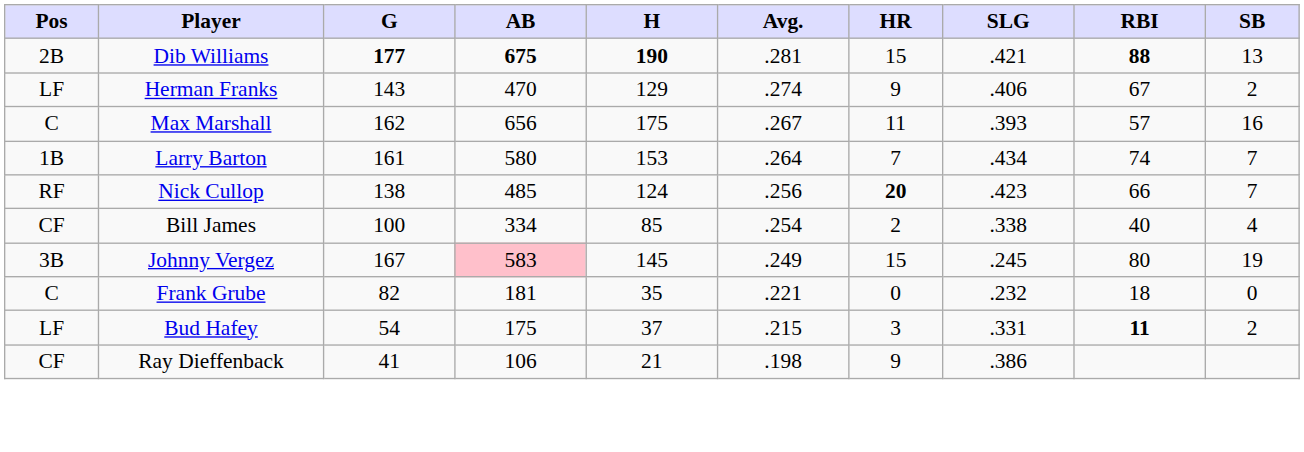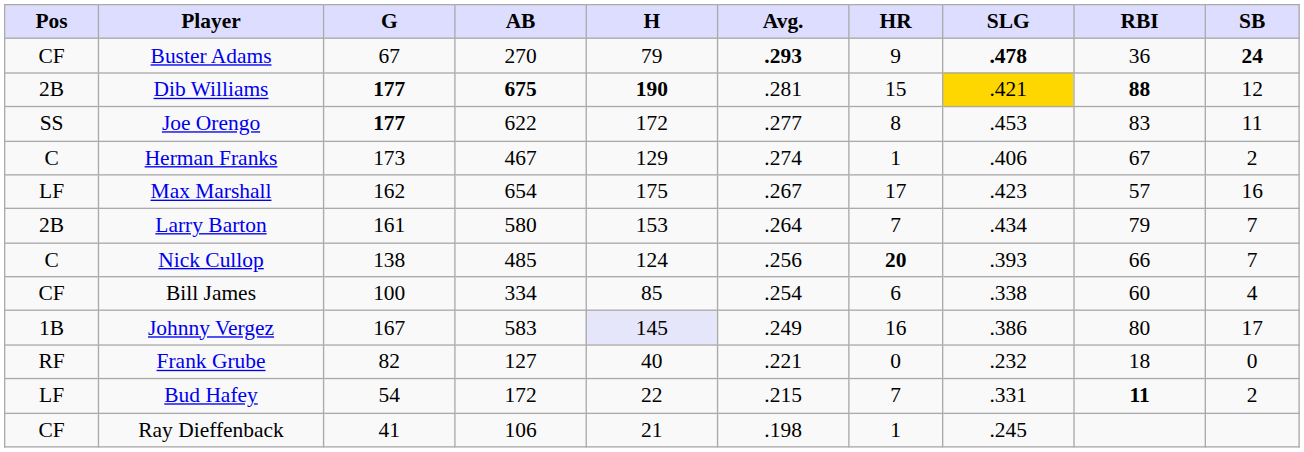+ row: (211, 55)
(1008, 55) no background -> (1008, 89) gold background
(1252, 55) 13 -> (1252, 89) 12
+ row: (211, 123)
(52, 89) LF -> (52, 157) C
(389, 89) 143 -> (389, 157) 173
(521, 89) 470 -> (521, 157) 467
(896, 89) 9 -> (896, 157) 1
(52, 123) C -> (52, 191) LF
(521, 123) 656 -> (521, 191) 654
(896, 123) 11 -> (896, 191) 17
(1008, 123) .393 -> (1008, 191) .423
(52, 157) 1B -> (52, 225) 2B
(1140, 157) 74 -> (1140, 225) 79
(52, 191) RF -> (52, 259) C
(1008, 191) .423 -> (1008, 259) .393
(896, 225) 2 -> (896, 293) 6
(1140, 225) 40 -> (1140, 293) 60
(52, 259) 3B -> (52, 327) 1B
(521, 259) pink background -> (521, 327) no background
(652, 259) no background -> (652, 327) lavender background
(896, 259) 15 -> (896, 327) 16
(1008, 259) .245 -> (1008, 327) .386
(1252, 259) 19 -> (1252, 327) 17
(52, 293) C -> (52, 361) RF
(521, 293) 181 -> (521, 361) 127
(652, 293) 35 -> (652, 361) 40
(521, 327) 175 -> (521, 395) 172
(652, 327) 37 -> (652, 395) 22
(896, 327) 3 -> (896, 395) 7
(896, 361) 9 -> (896, 429) 1
(1008, 361) .386 -> (1008, 429) .245
